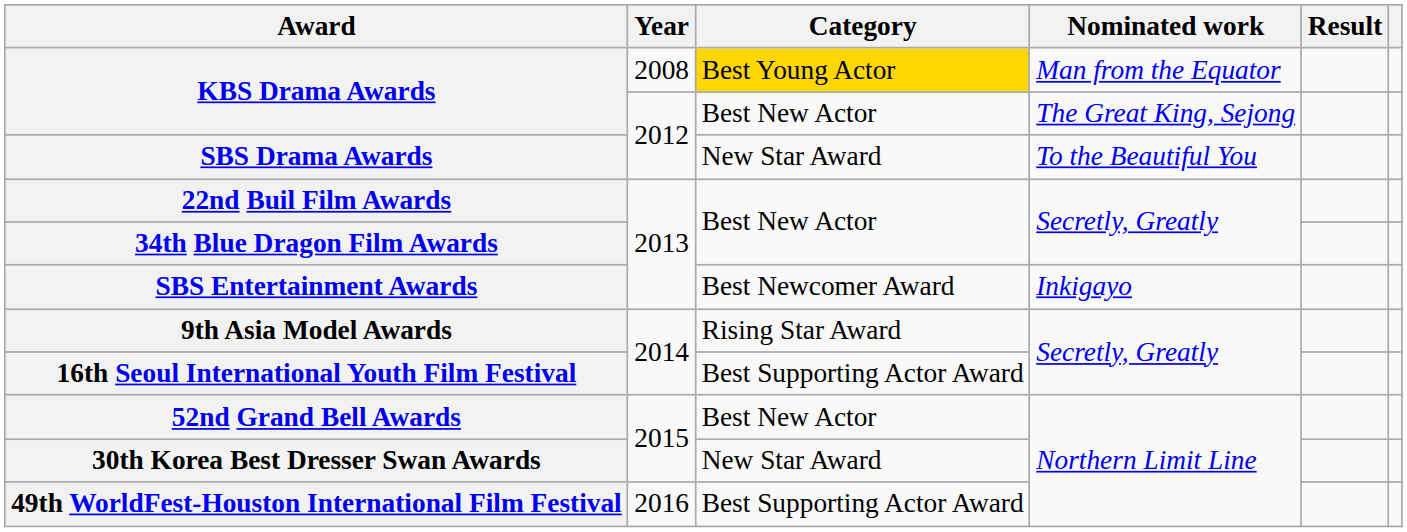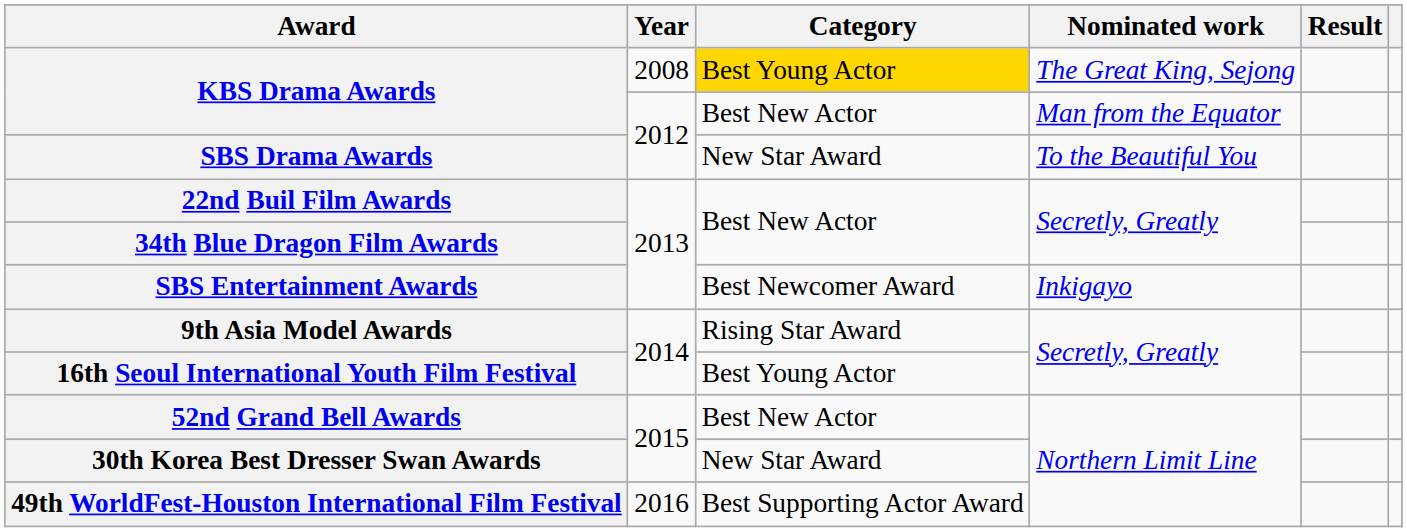(1158, 69) Man from the Equator -> (1166, 69) The Great King, Sejong
(1166, 112) The Great King, Sejong -> (1158, 112) Man from the Equator
(863, 373) Best Supporting Actor Award -> (799, 373) Best Young Actor
